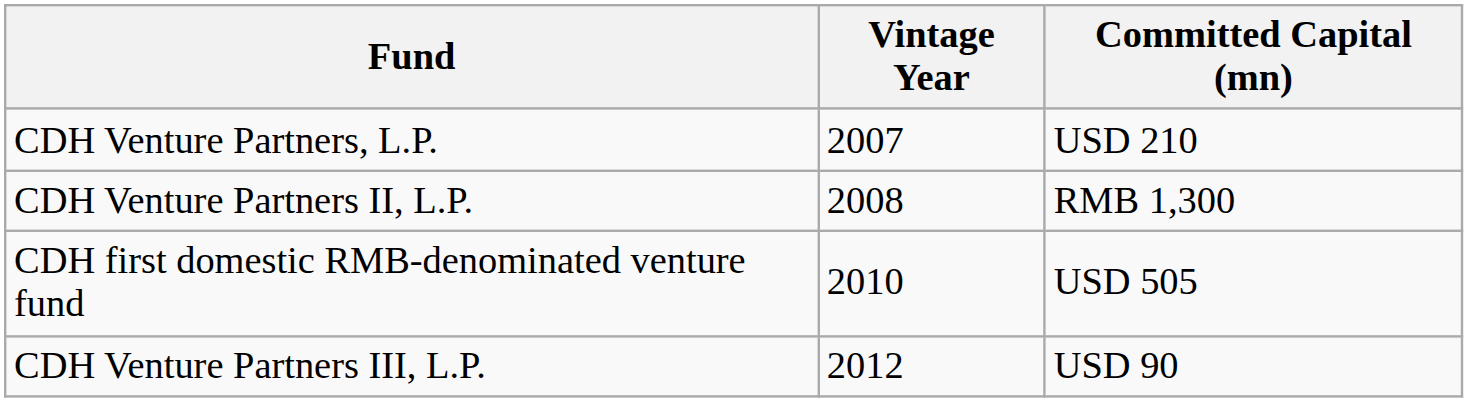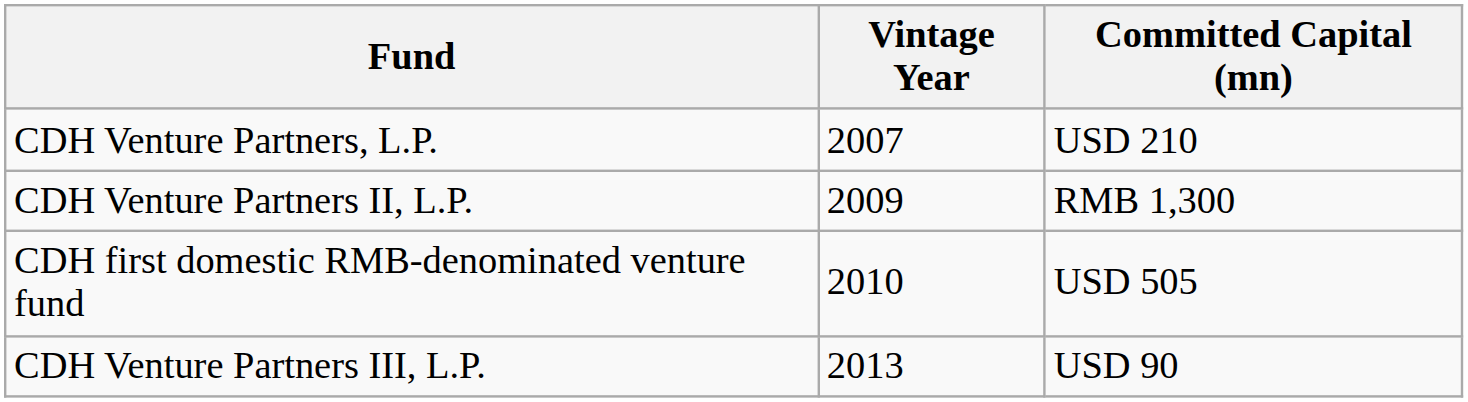(865, 199) 2008 -> (865, 199) 2009
(865, 364) 2012 -> (865, 364) 2013
